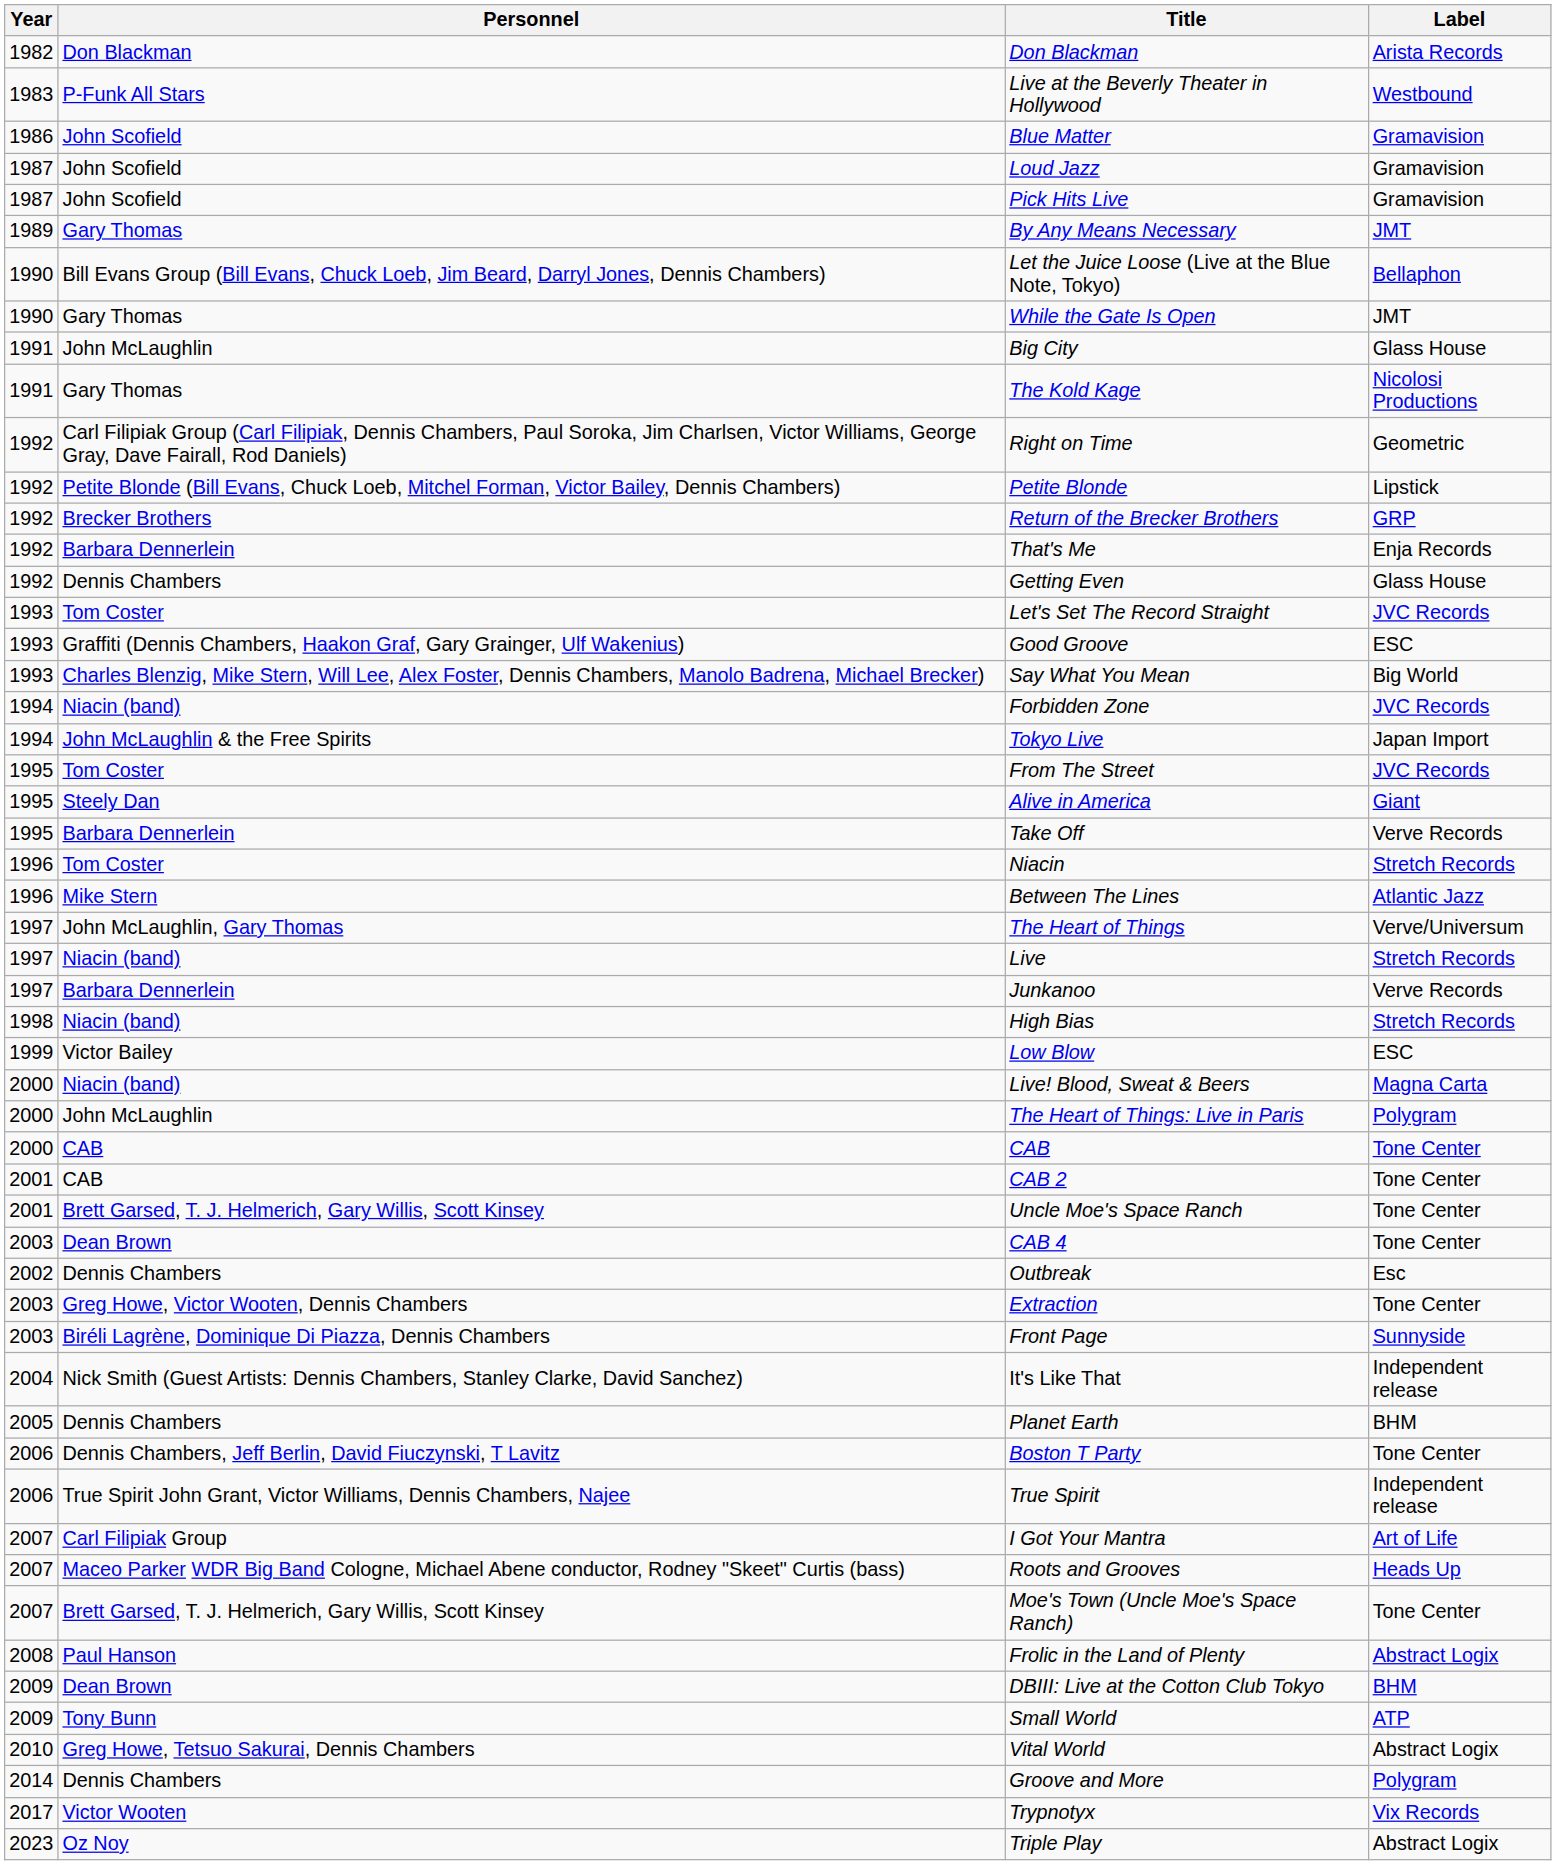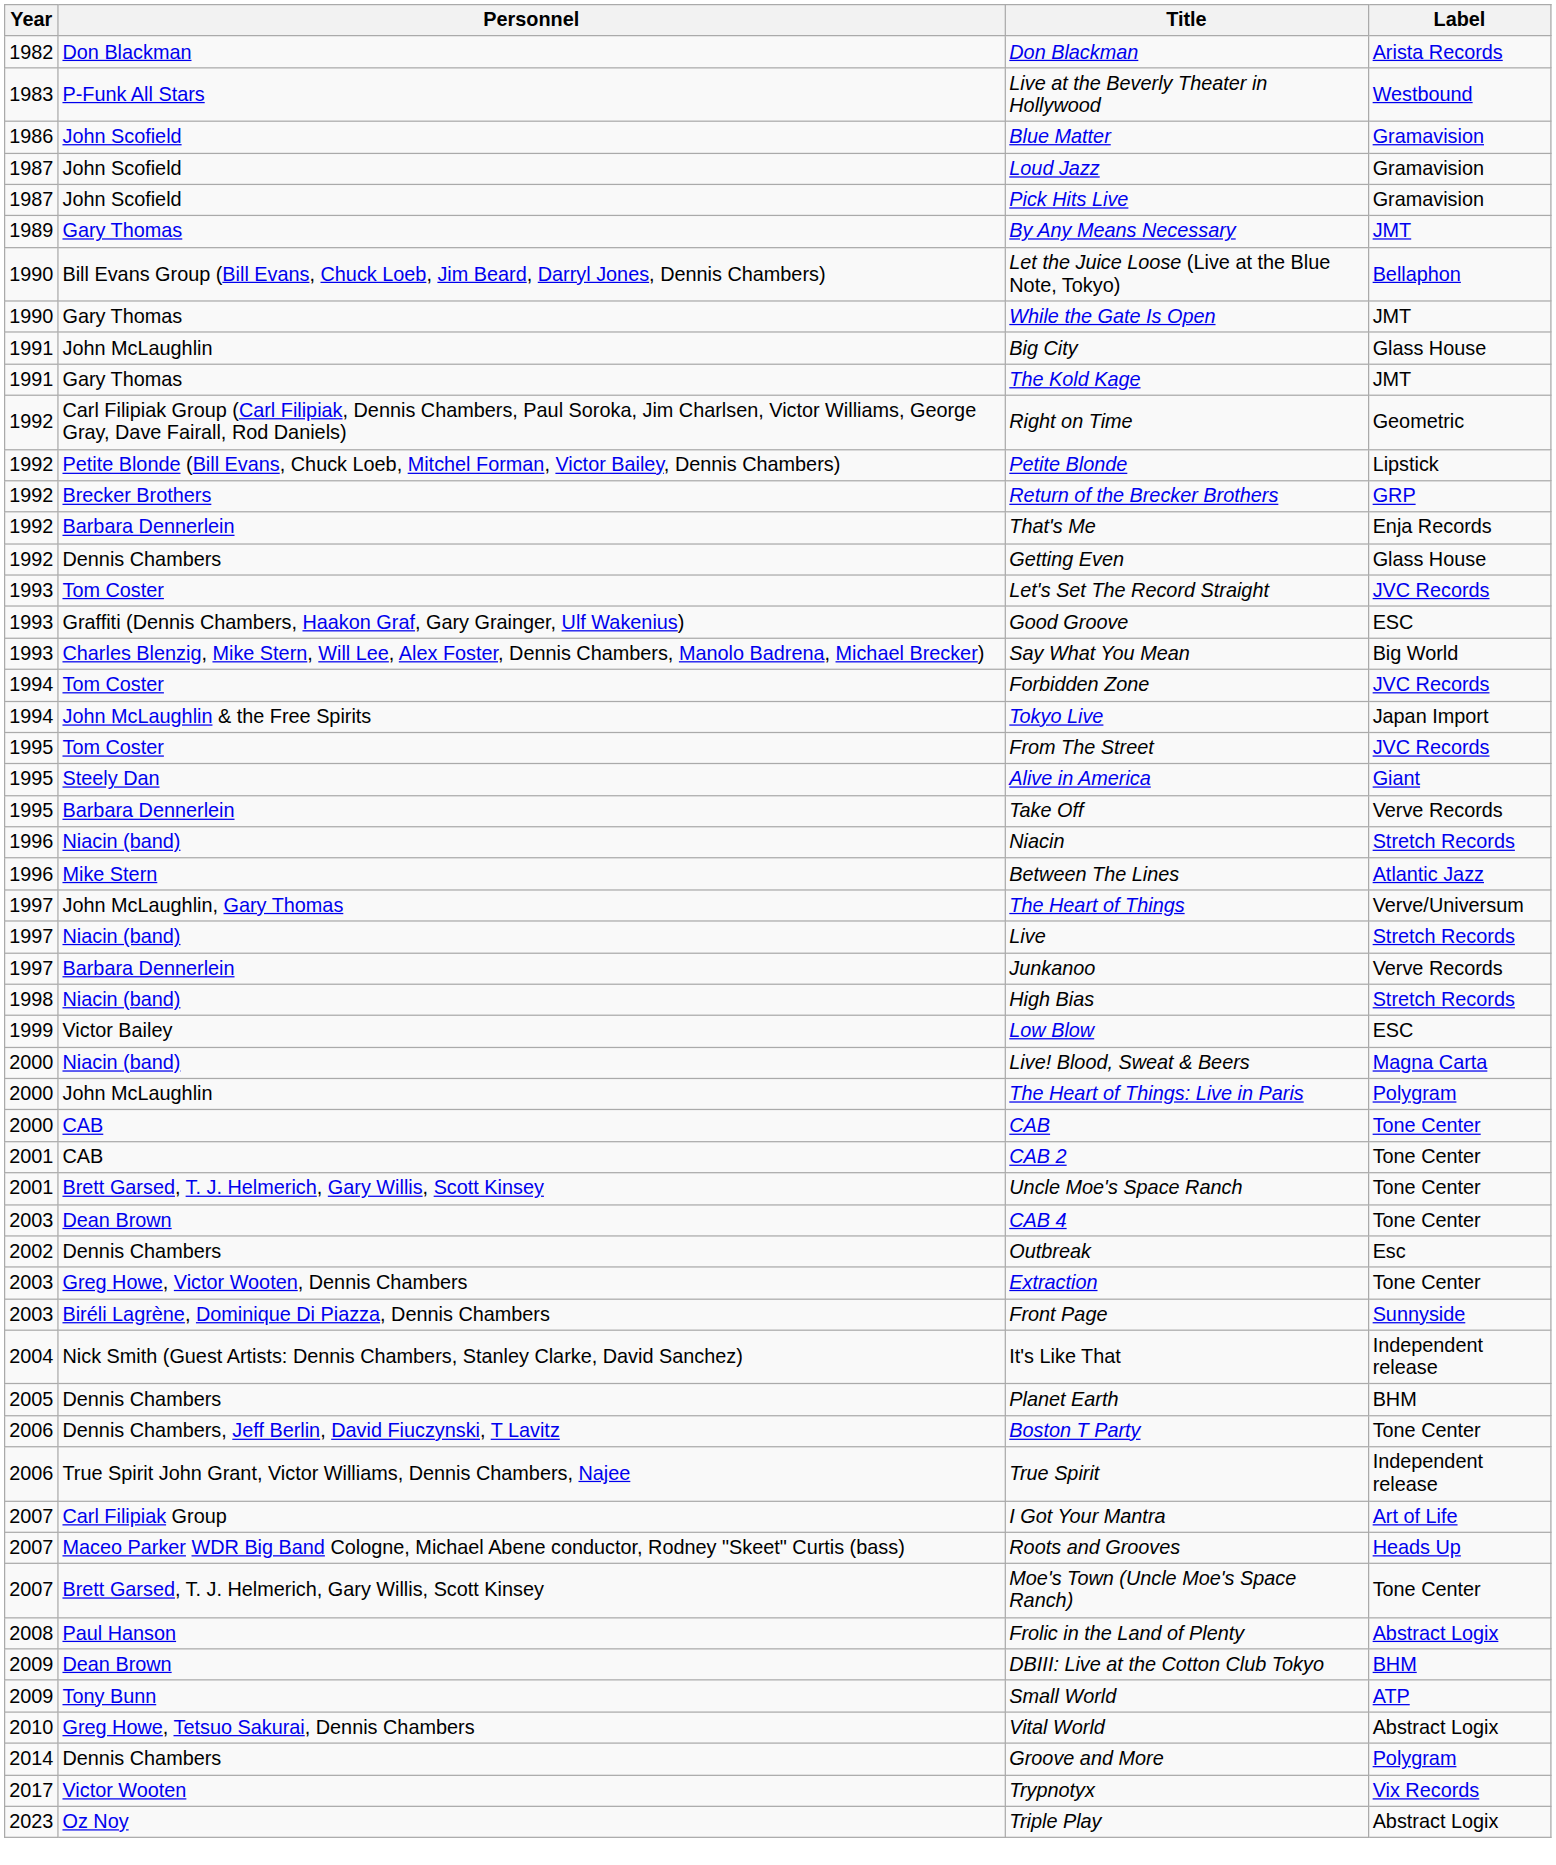(1425, 390) Nicolosi Productions -> (1392, 379) JMT
(121, 707) Niacin (band) -> (113, 685) Tom Coster
(113, 864) Tom Coster -> (121, 842) Niacin (band)
